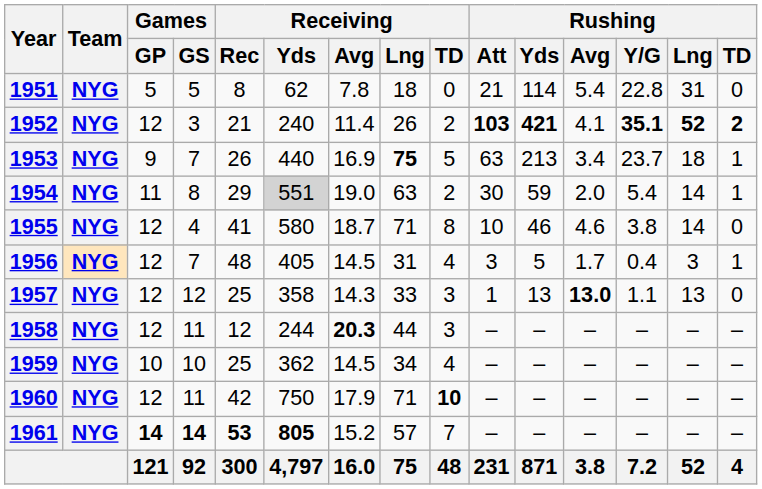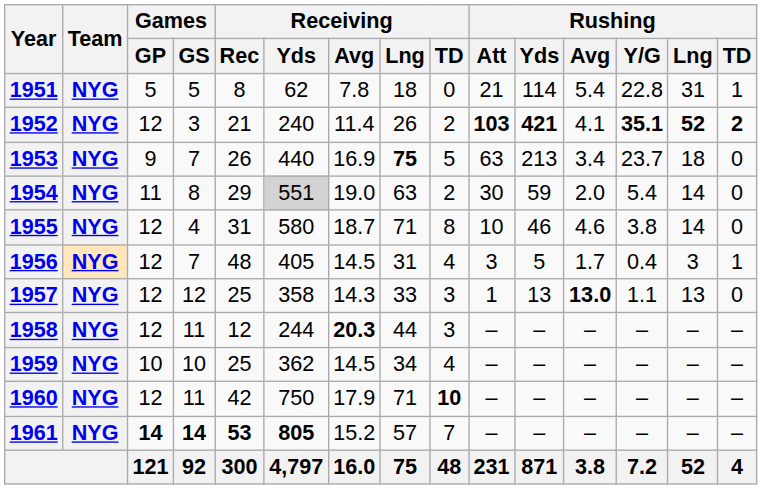(737, 90) 0 -> (737, 90) 1
(737, 158) 1 -> (737, 158) 0
(737, 192) 1 -> (737, 192) 0
(239, 227) 41 -> (239, 227) 31
